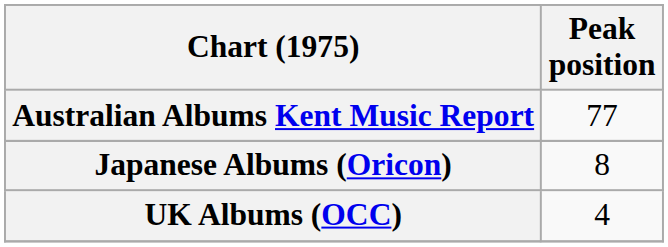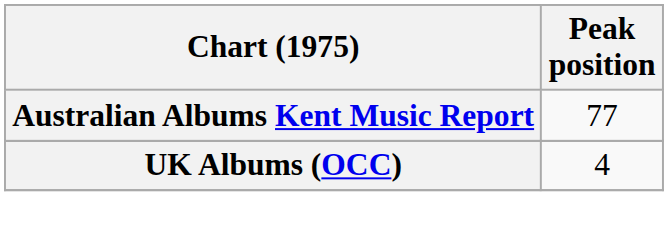- row: (273, 164)
